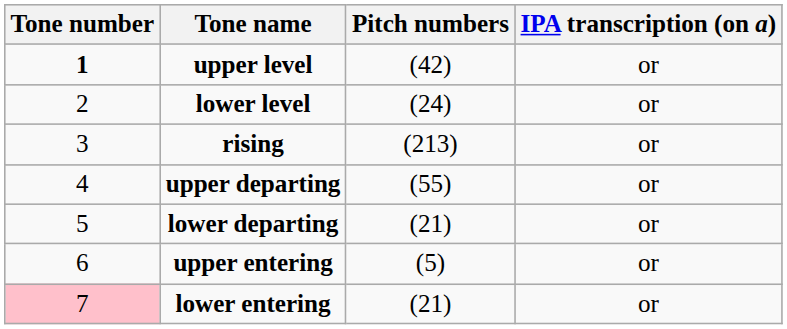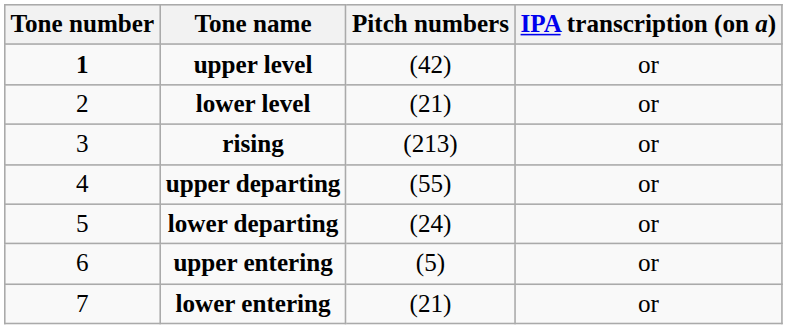(431, 104) (24) -> (431, 104) (21)
(431, 223) (21) -> (431, 223) (24)
(82, 303) pink background -> (82, 303) no background
